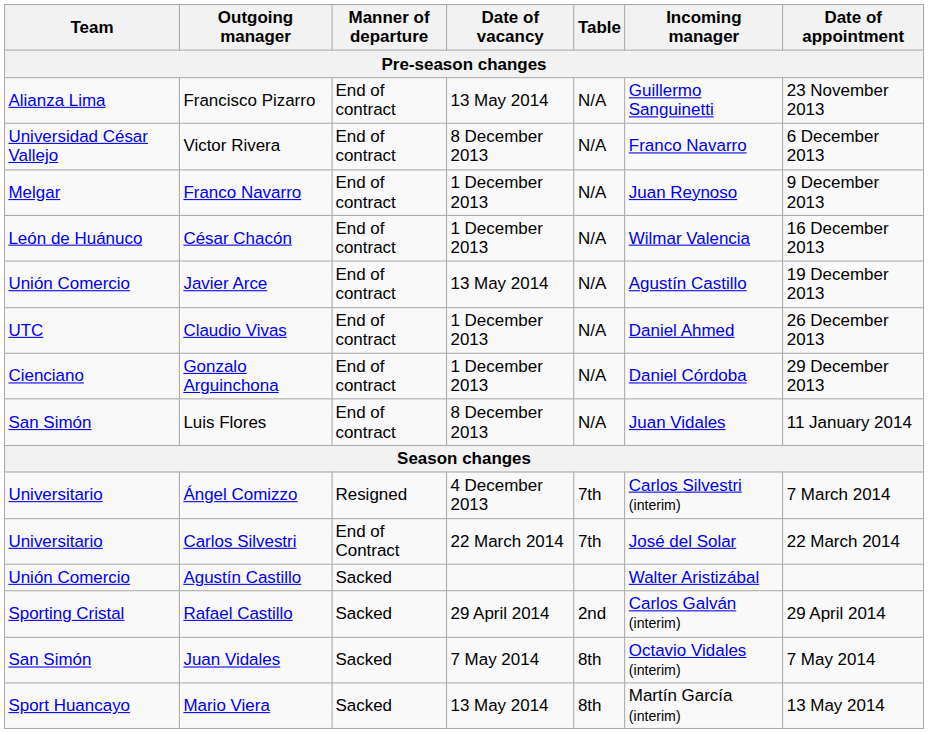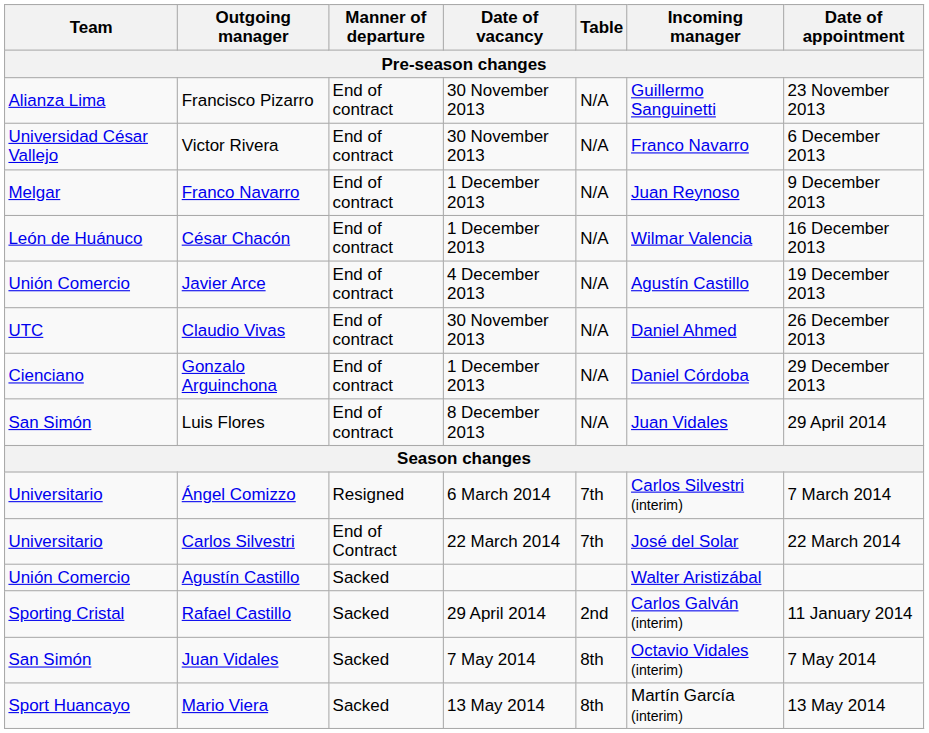(500, 100) 13 May 2014 -> (498, 100) 30 November 2013
(497, 146) 8 December 2013 -> (498, 146) 30 November 2013
(500, 284) 13 May 2014 -> (493, 284) 4 December 2013
(497, 330) 1 December 2013 -> (498, 330) 30 November 2013
(849, 422) 11 January 2014 -> (837, 422) 29 April 2014
(497, 495) 4 December 2013 -> (499, 495) 6 March 2014
(836, 613) 29 April 2014 -> (850, 613) 11 January 2014
